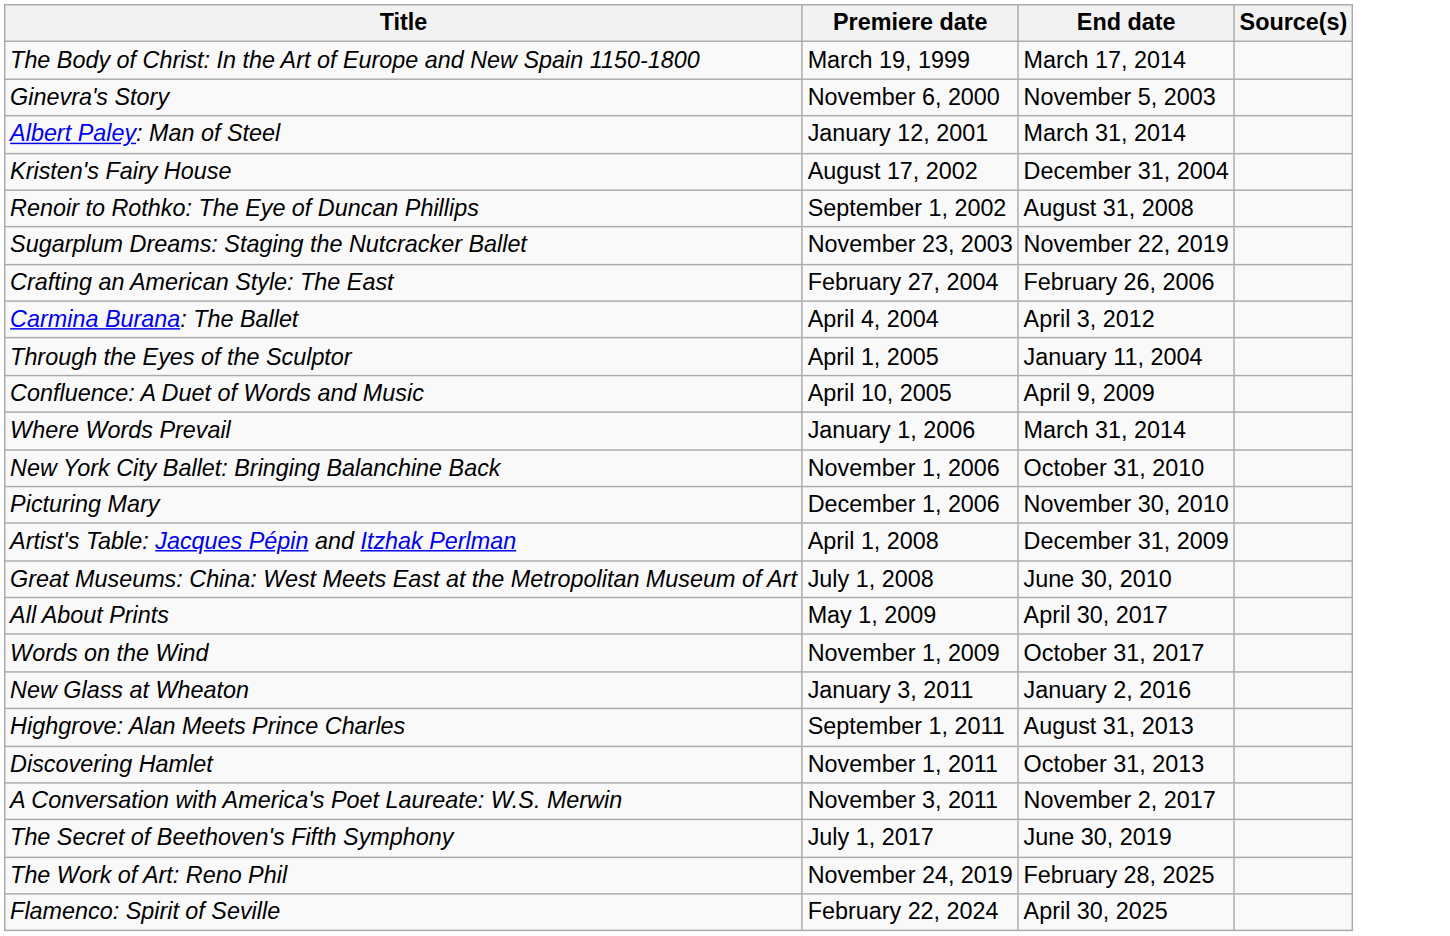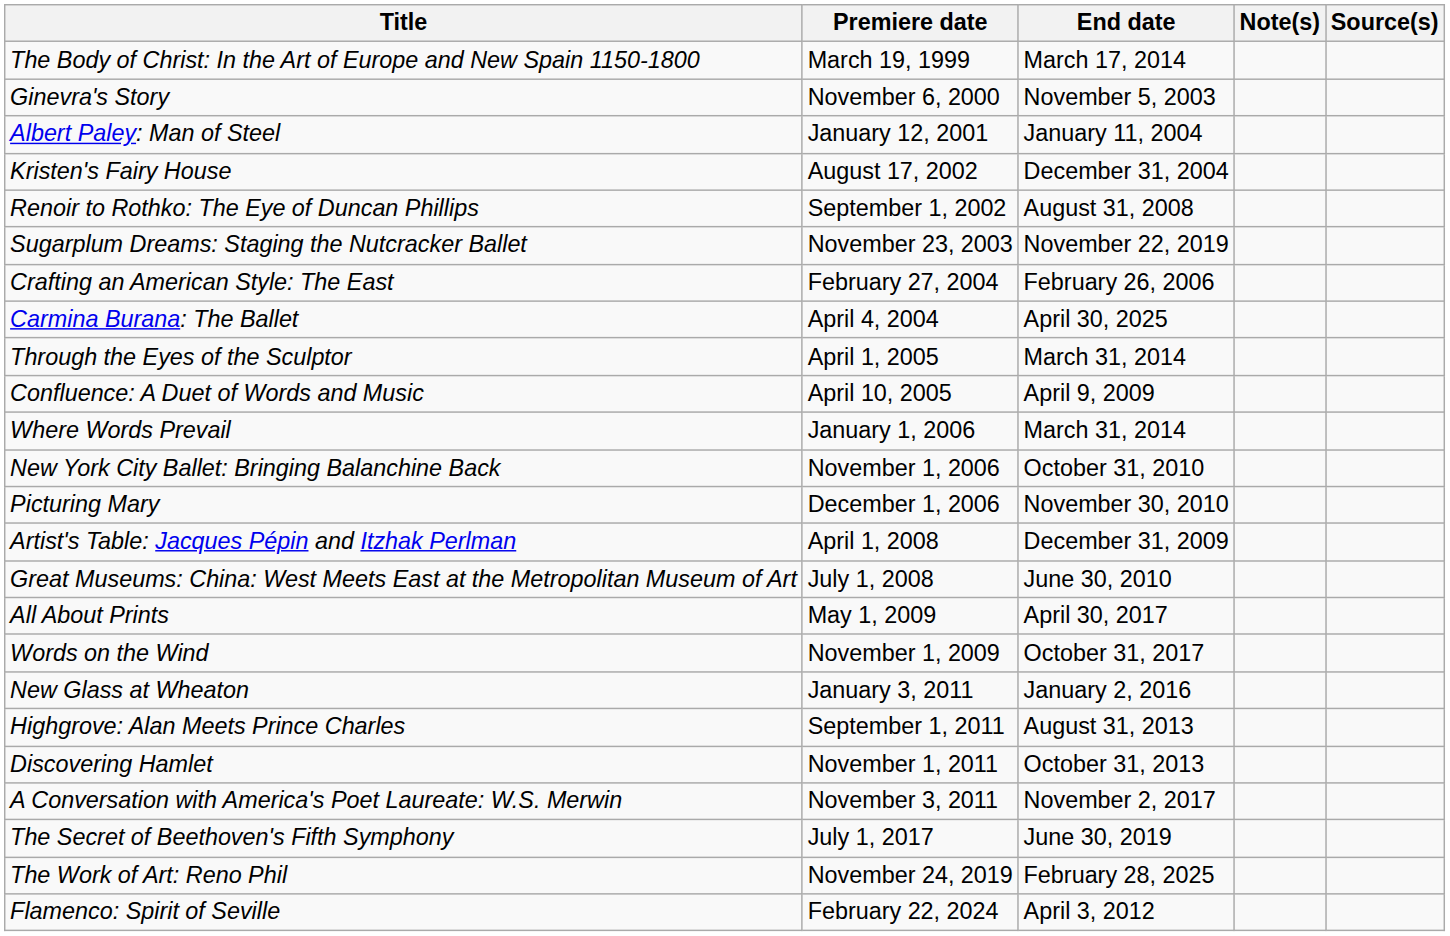+ column: (1280, 23)
(1105, 134) March 31, 2014 -> (1113, 134) January 11, 2004
(1089, 319) April 3, 2012 -> (1096, 319) April 30, 2025
(1113, 356) January 11, 2004 -> (1105, 356) March 31, 2014
(1096, 912) April 30, 2025 -> (1089, 912) April 3, 2012
